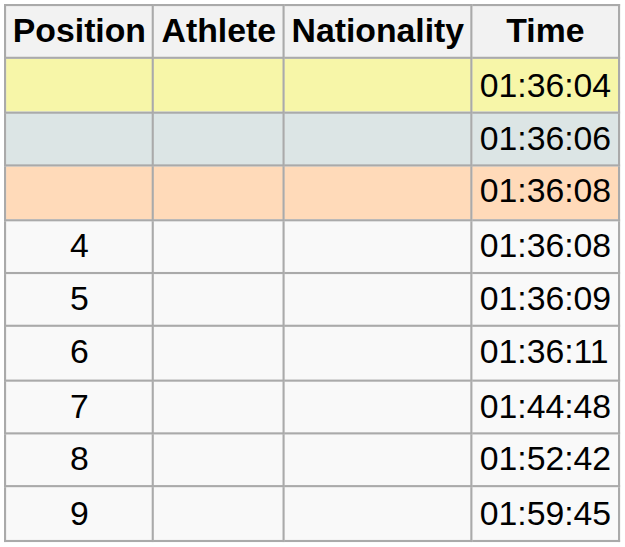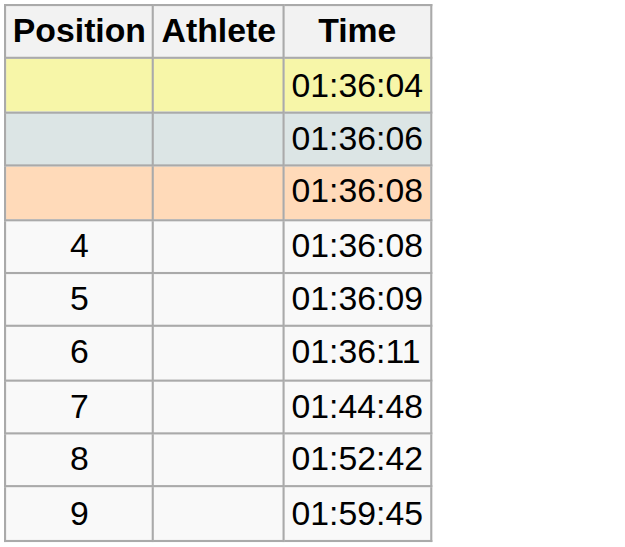- column: (378, 31)
